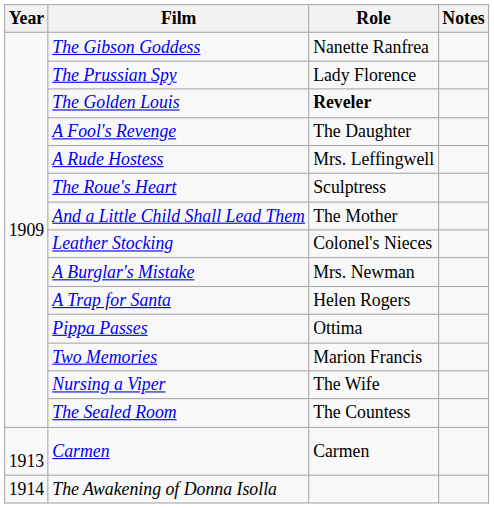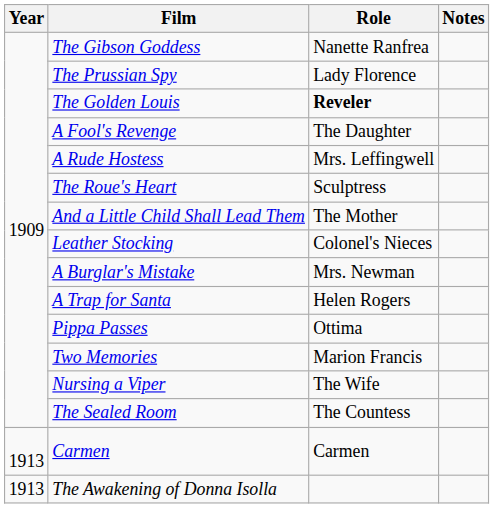(26, 489) 1914 -> (26, 489) 1913
